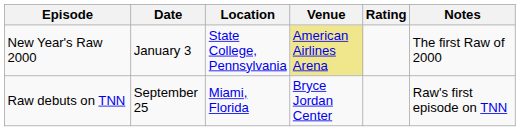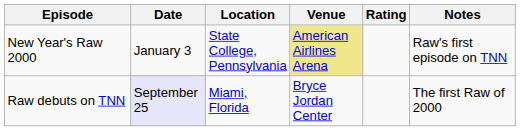(459, 50) The first Raw of 2000 -> (460, 50) Raw's first episode on TNN
(166, 100) no background -> (166, 100) lavender background
(460, 100) Raw's first episode on TNN -> (459, 100) The first Raw of 2000
